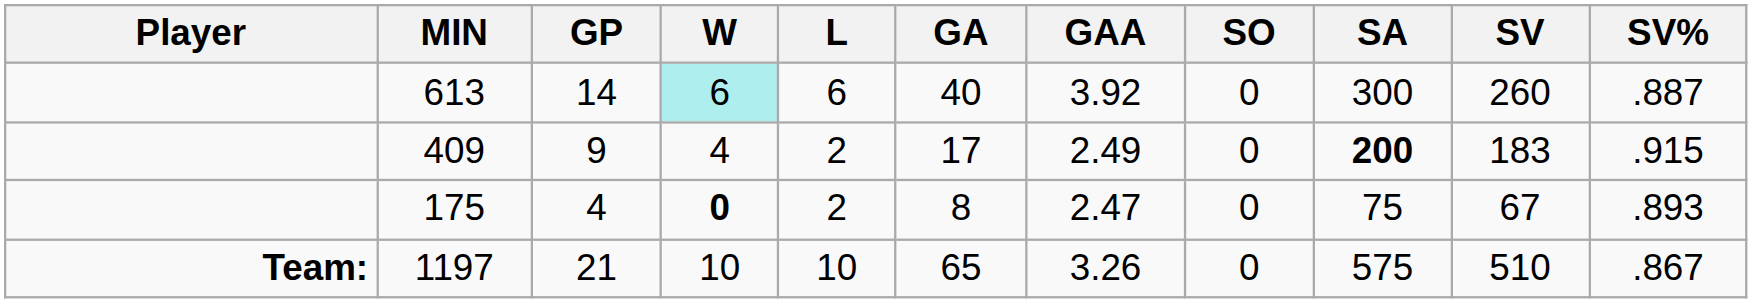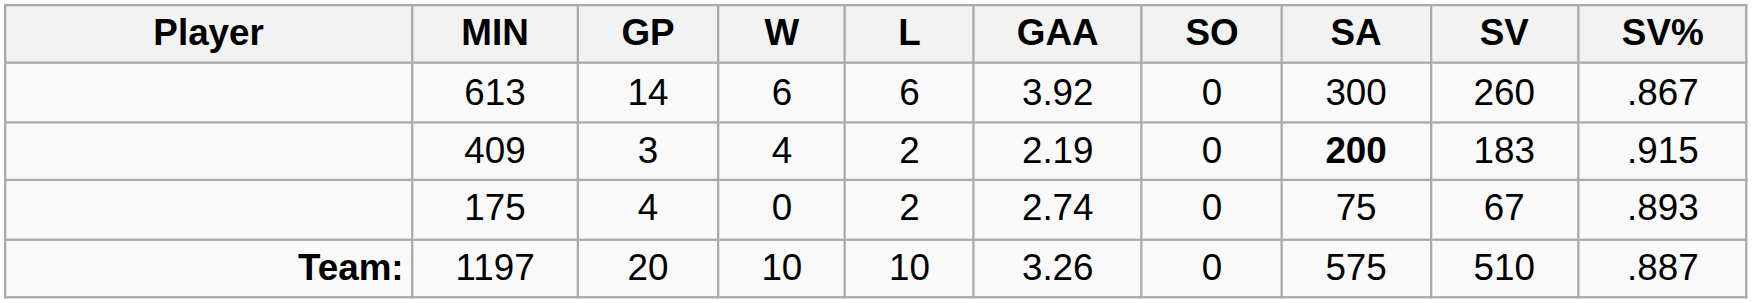- column: (961, 33)
(720, 92) paleturquoise background -> (782, 92) no background
(1668, 92) .887 -> (1663, 92) .867
(597, 150) 9 -> (648, 150) 3
(1106, 150) 2.49 -> (1058, 150) 2.19
(720, 208) bold -> (782, 208) normal
(1106, 208) 2.47 -> (1058, 208) 2.74
(596, 267) 21 -> (648, 267) 20
(1668, 267) .867 -> (1663, 267) .887
